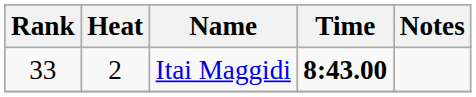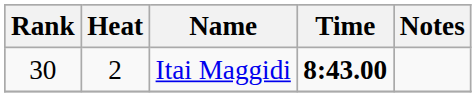(43, 69) 33 -> (43, 69) 30
